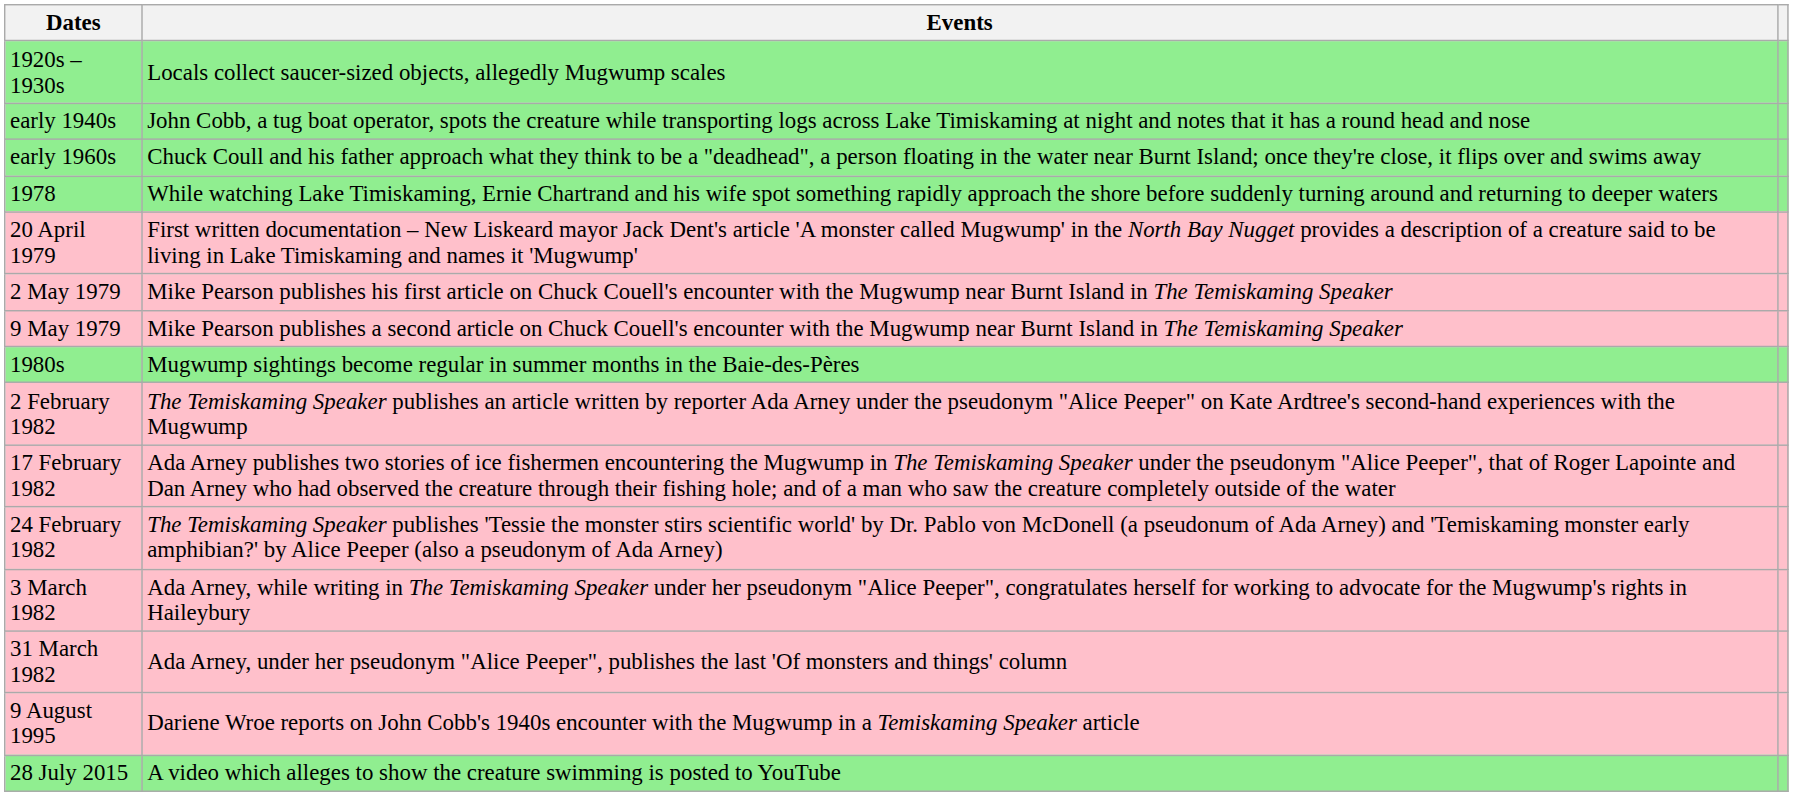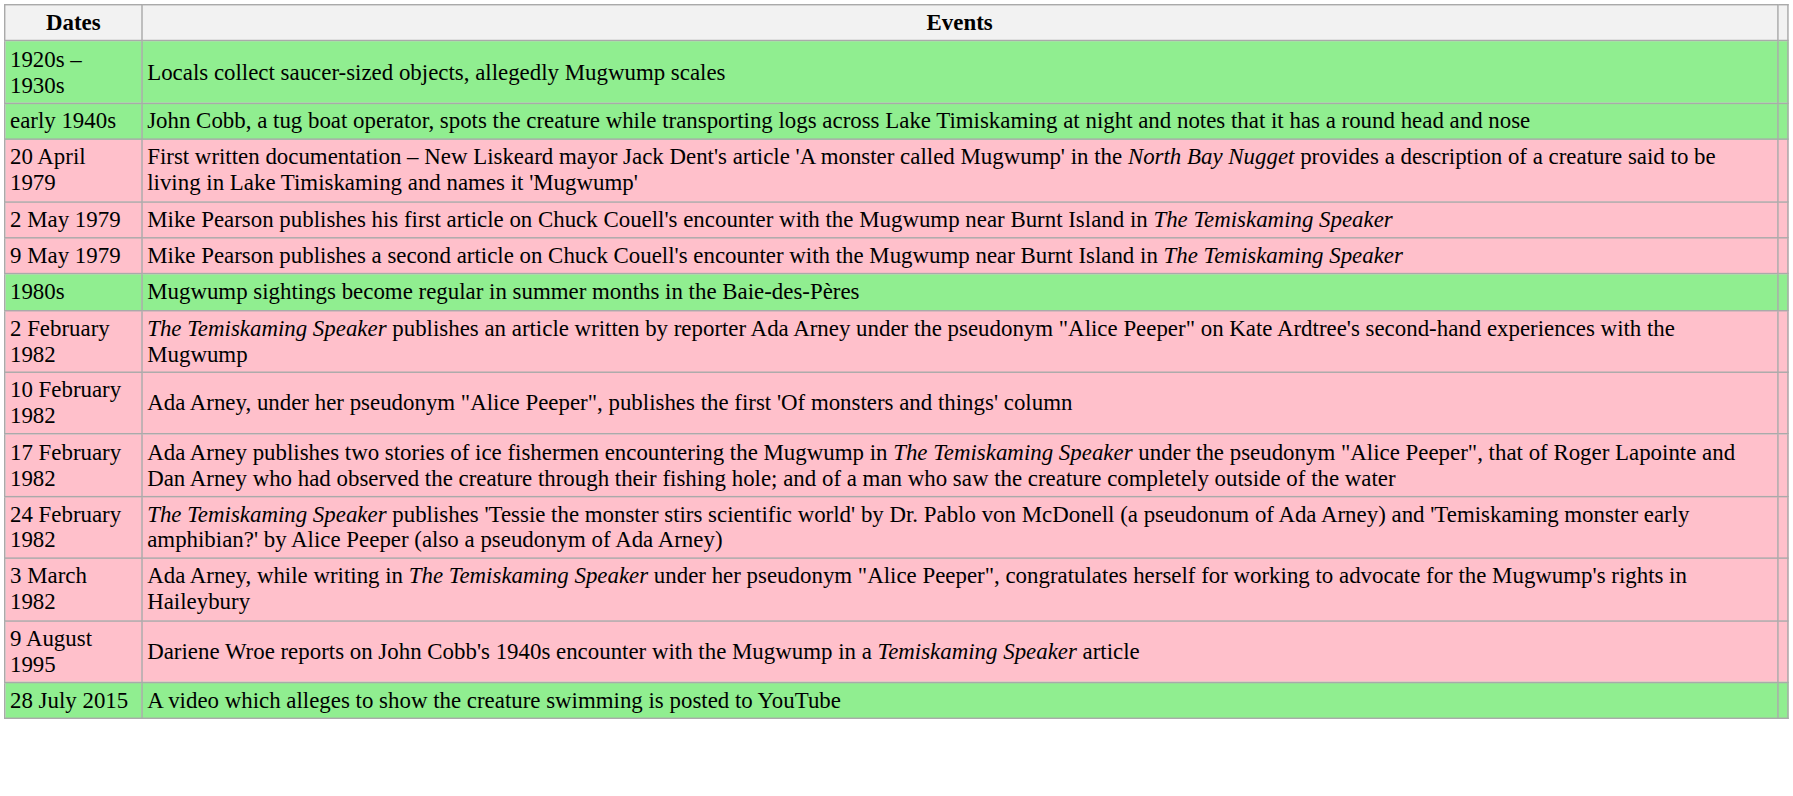- row: (63, 157)
- row: (33, 193)
+ row: (66, 403)
- row: (54, 661)
